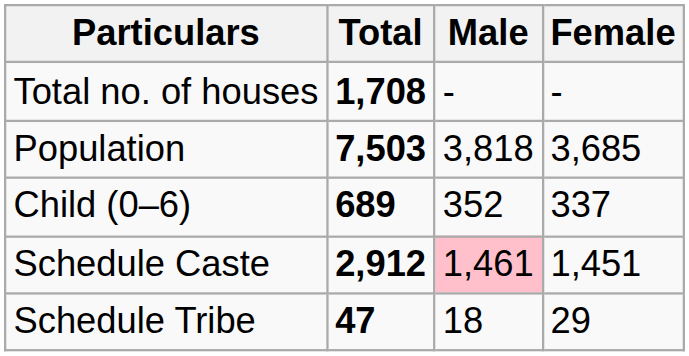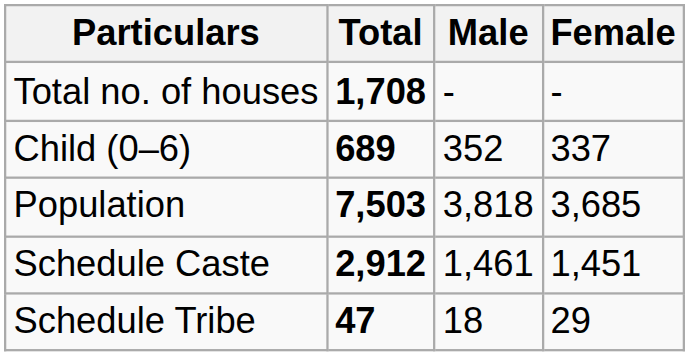rows swapped: (99, 148) <-> (102, 206)
(488, 263) pink background -> (488, 263) no background
